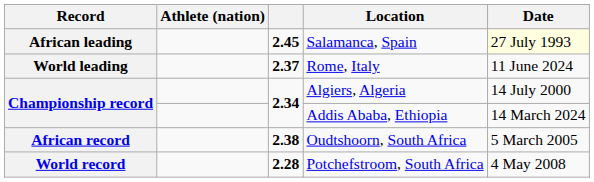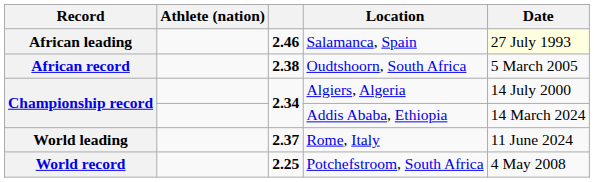(286, 41) 2.45 -> (286, 41) 2.46
rows swapped: (386, 139) <-> (343, 66)
(286, 164) 2.28 -> (286, 164) 2.25
